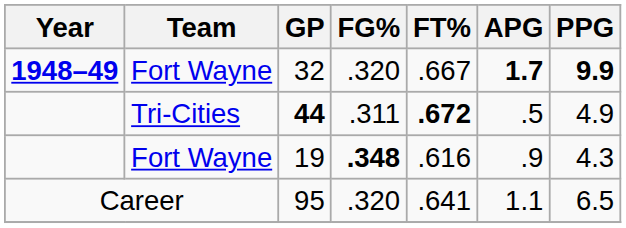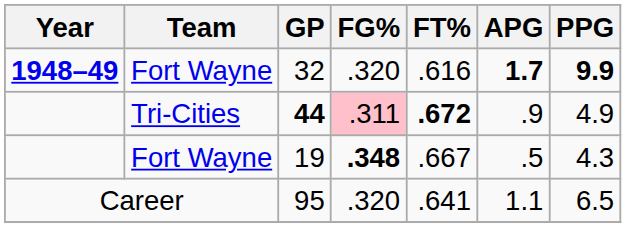(444, 70) .667 -> (444, 70) .616
(374, 114) no background -> (374, 114) pink background
(532, 114) .5 -> (532, 114) .9
(444, 158) .616 -> (444, 158) .667
(532, 158) .9 -> (532, 158) .5
